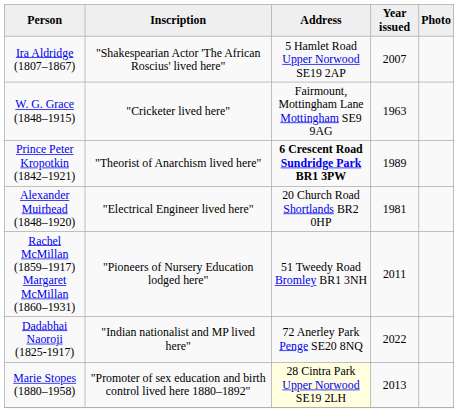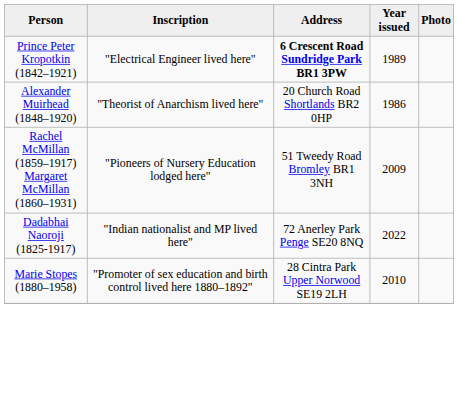- row: (45, 59)
- row: (45, 111)
(178, 163) "Theorist of Anarchism lived here" -> (180, 59) "Electrical Engineer lived here"
(178, 208) "Electrical Engineer lived here" -> (180, 104) "Theorist of Anarchism lived here"
(395, 208) 1981 -> (394, 104) 1986
(395, 274) 2011 -> (394, 170) 2009
(321, 385) lightyellow background -> (322, 280) no background
(395, 385) 2013 -> (394, 280) 2010
